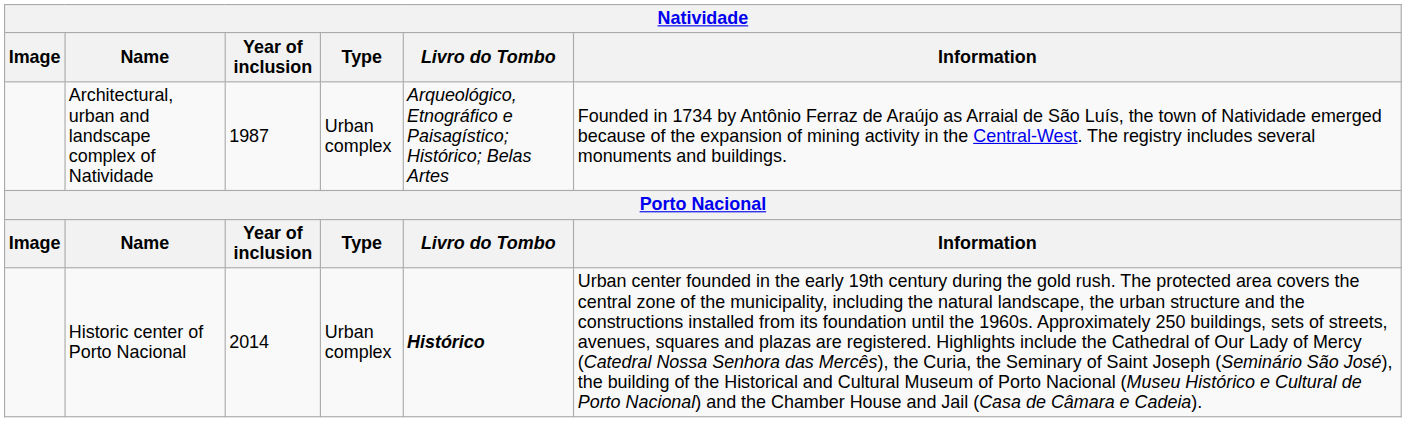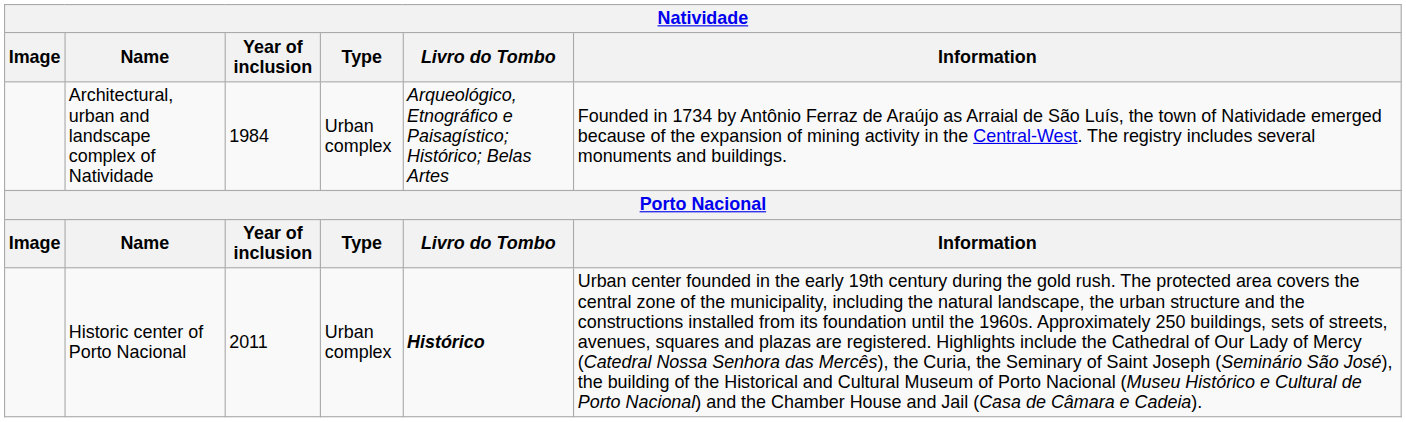(249, 136) 1987 -> (249, 136) 1984
(249, 342) 2014 -> (248, 342) 2011
